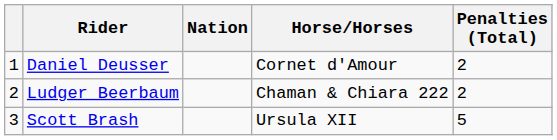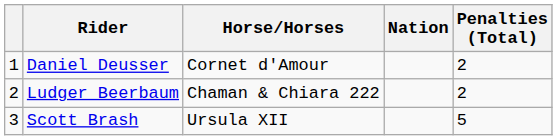columns swapped: (217, 28) <-> (352, 28)
